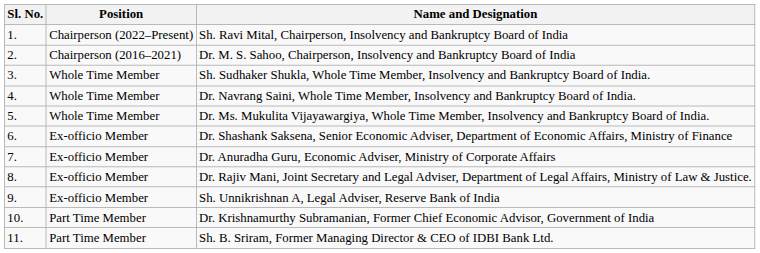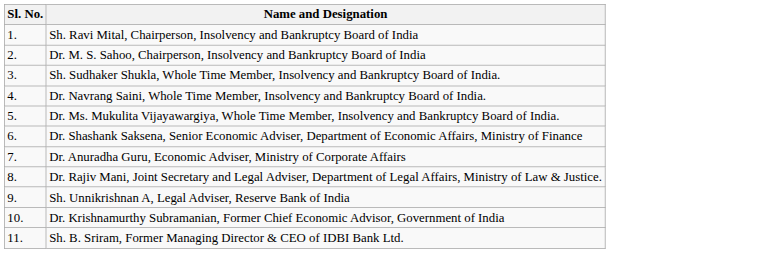- column: (121, 14)
